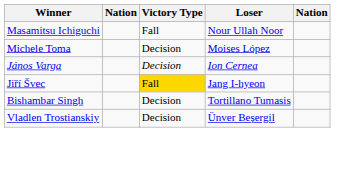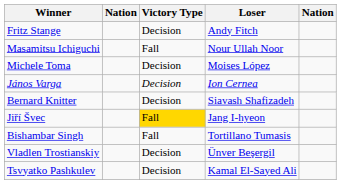+ row: (34, 30)
+ row: (42, 100)
(161, 100) Decision -> (150, 135) Fall
+ row: (51, 170)
